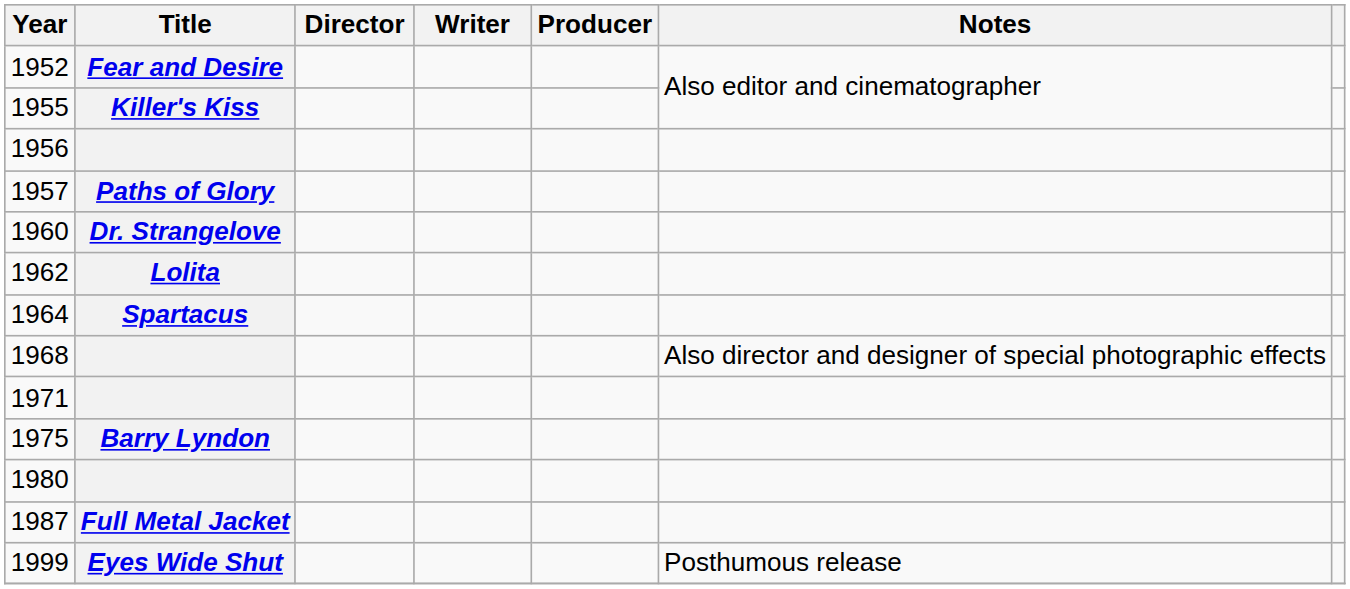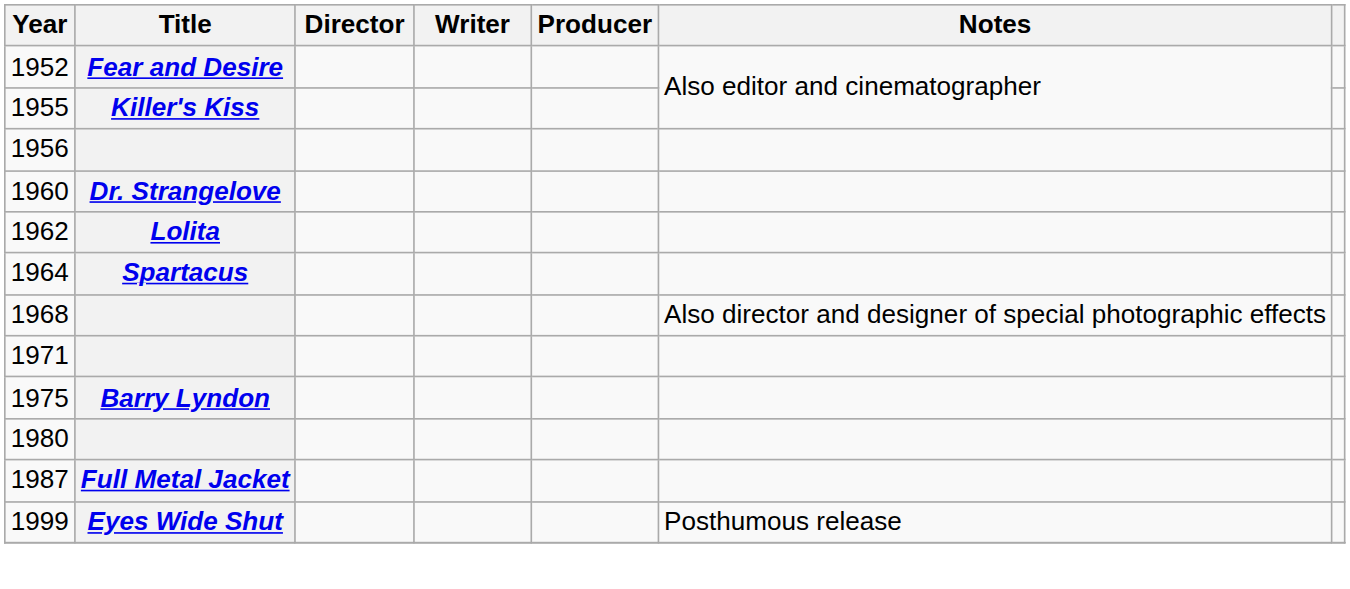- row: (40, 190)
